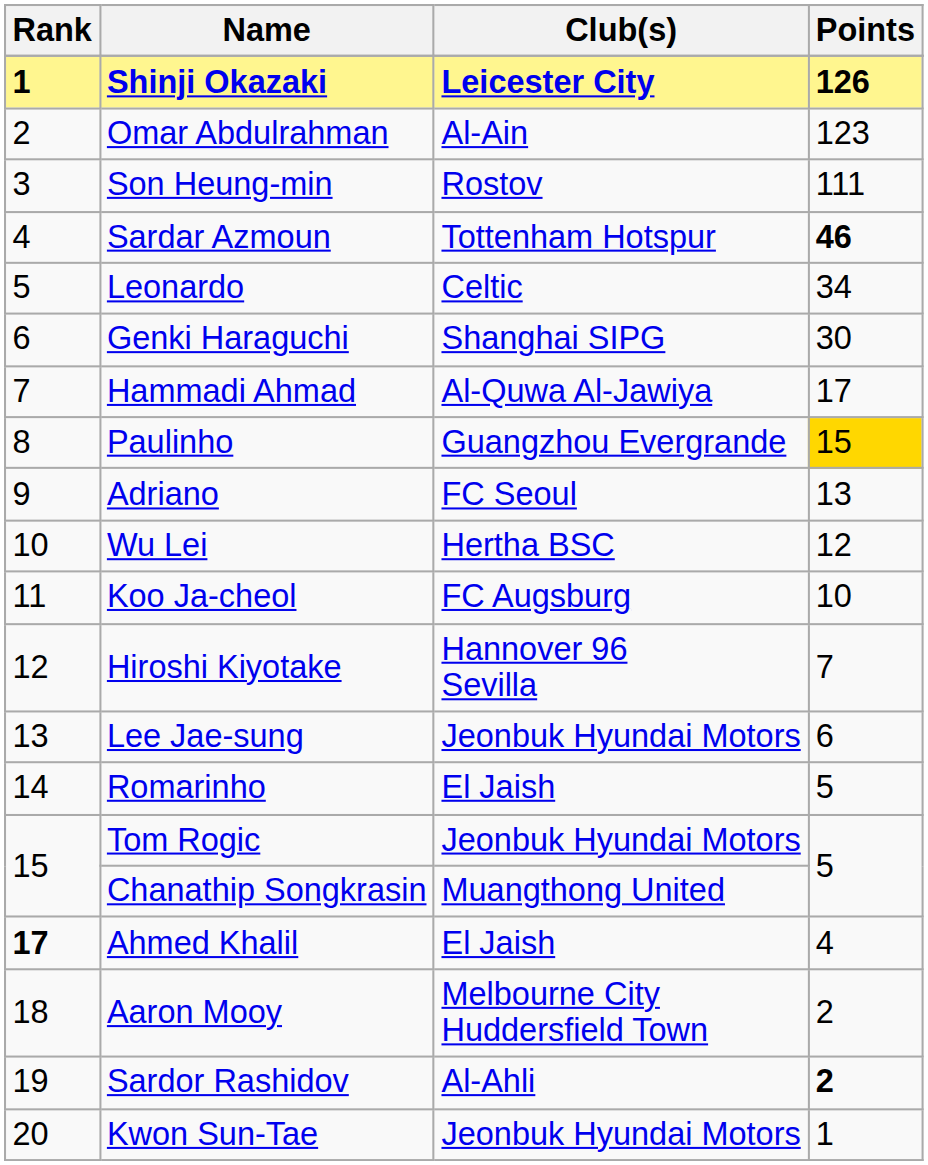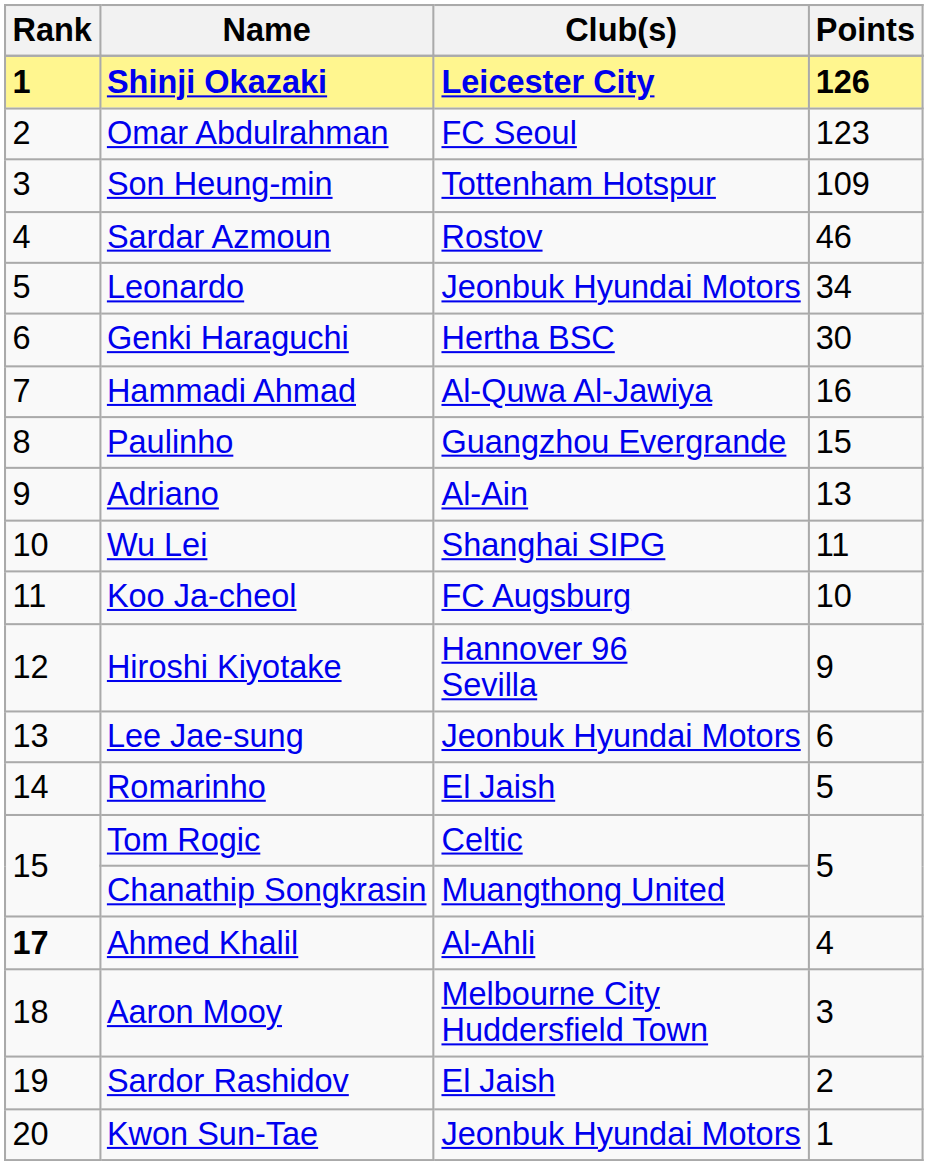(485, 133) Al-Ain -> (509, 133) FC Seoul
(492, 184) Rostov -> (579, 184) Tottenham Hotspur
(840, 184) 111 -> (843, 184) 109
(579, 236) Tottenham Hotspur -> (492, 236) Rostov
(834, 236) bold -> (834, 236) normal
(482, 287) Celtic -> (621, 287) Jeonbuk Hyundai Motors
(553, 339) Shanghai SIPG -> (528, 339) Hertha BSC
(834, 390) 17 -> (834, 390) 16
(834, 442) gold background -> (834, 442) no background
(509, 493) FC Seoul -> (485, 493) Al-Ain
(528, 545) Hertha BSC -> (553, 545) Shanghai SIPG
(834, 545) 12 -> (833, 545) 11
(825, 666) 7 -> (825, 666) 9
(621, 839) Jeonbuk Hyundai Motors -> (482, 839) Celtic
(498, 942) El Jaish -> (488, 942) Al-Ahli
(825, 1012) 2 -> (825, 1012) 3
(488, 1082) Al-Ahli -> (498, 1082) El Jaish
(825, 1082) bold -> (825, 1082) normal
